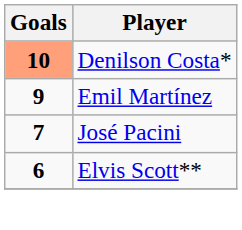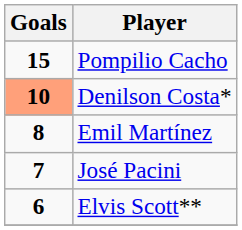+ row: (153, 59)
(38, 96) 9 -> (38, 133) 8
